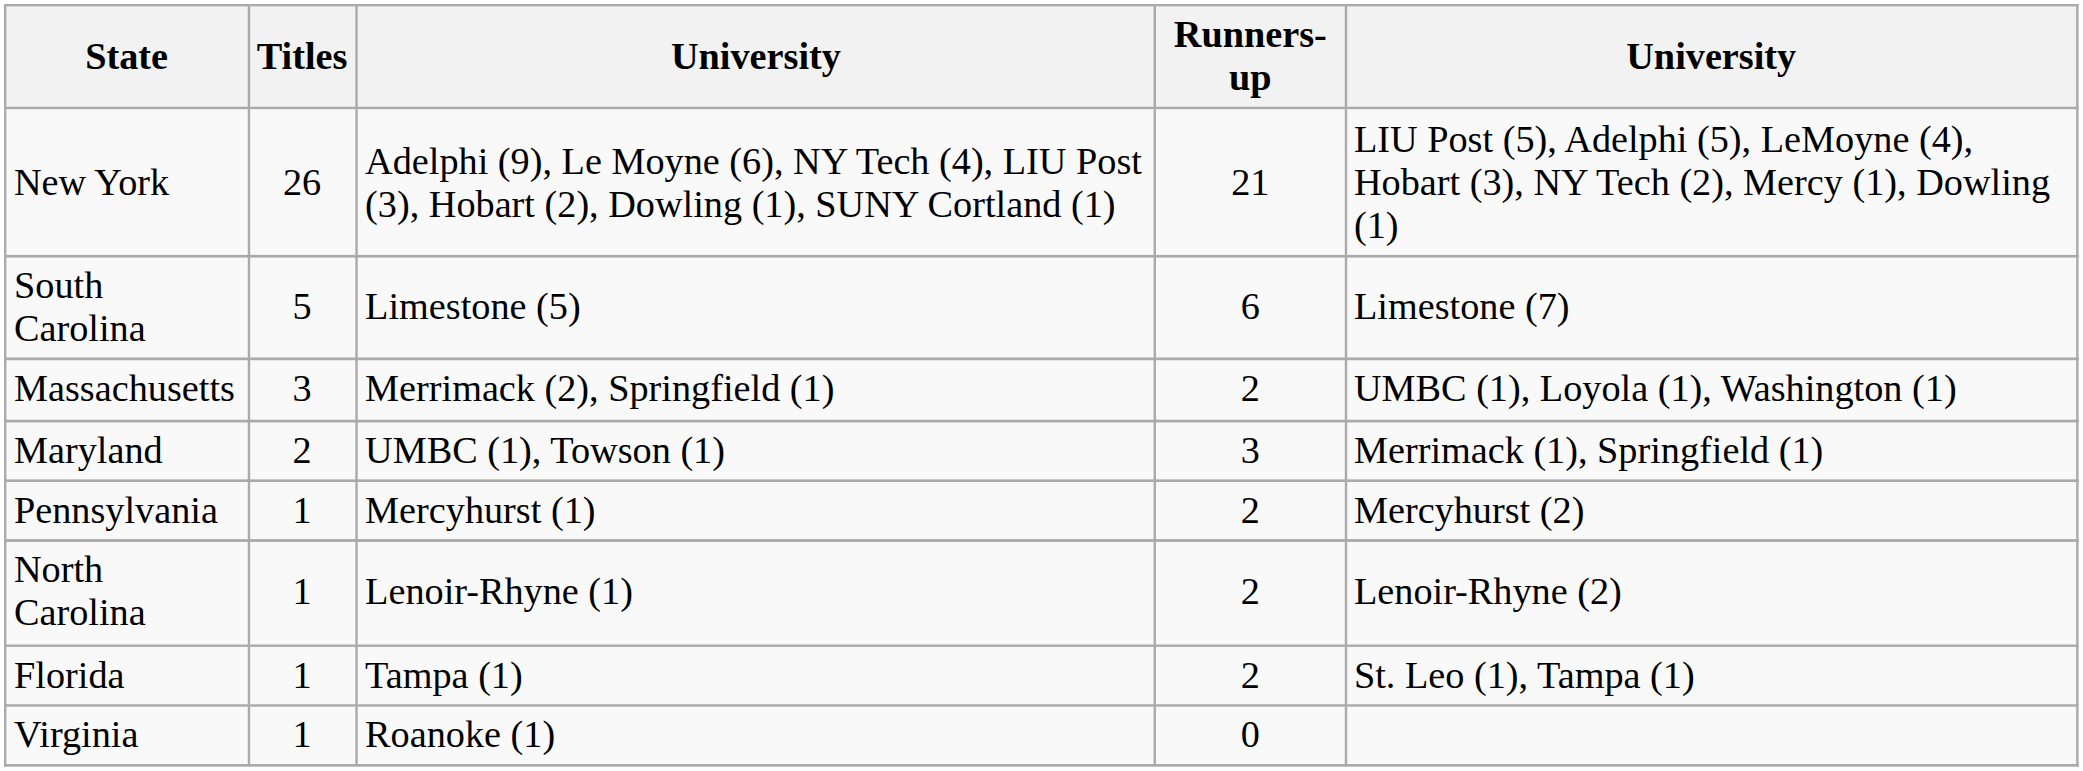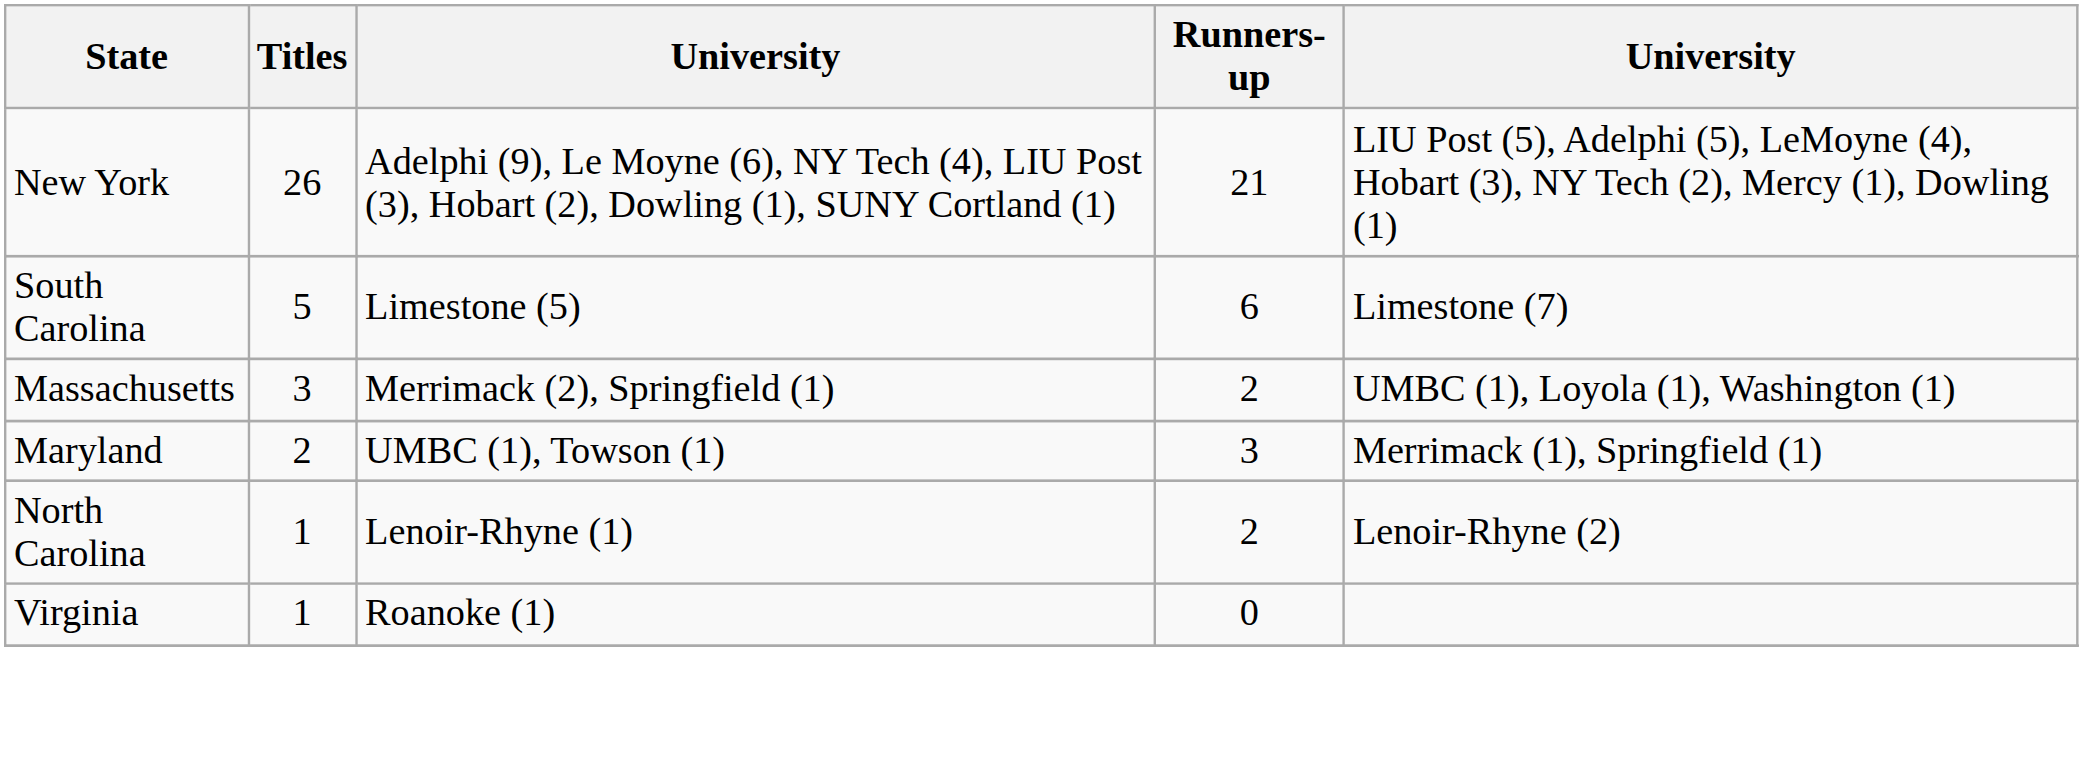- row: (116, 510)
- row: (69, 674)
